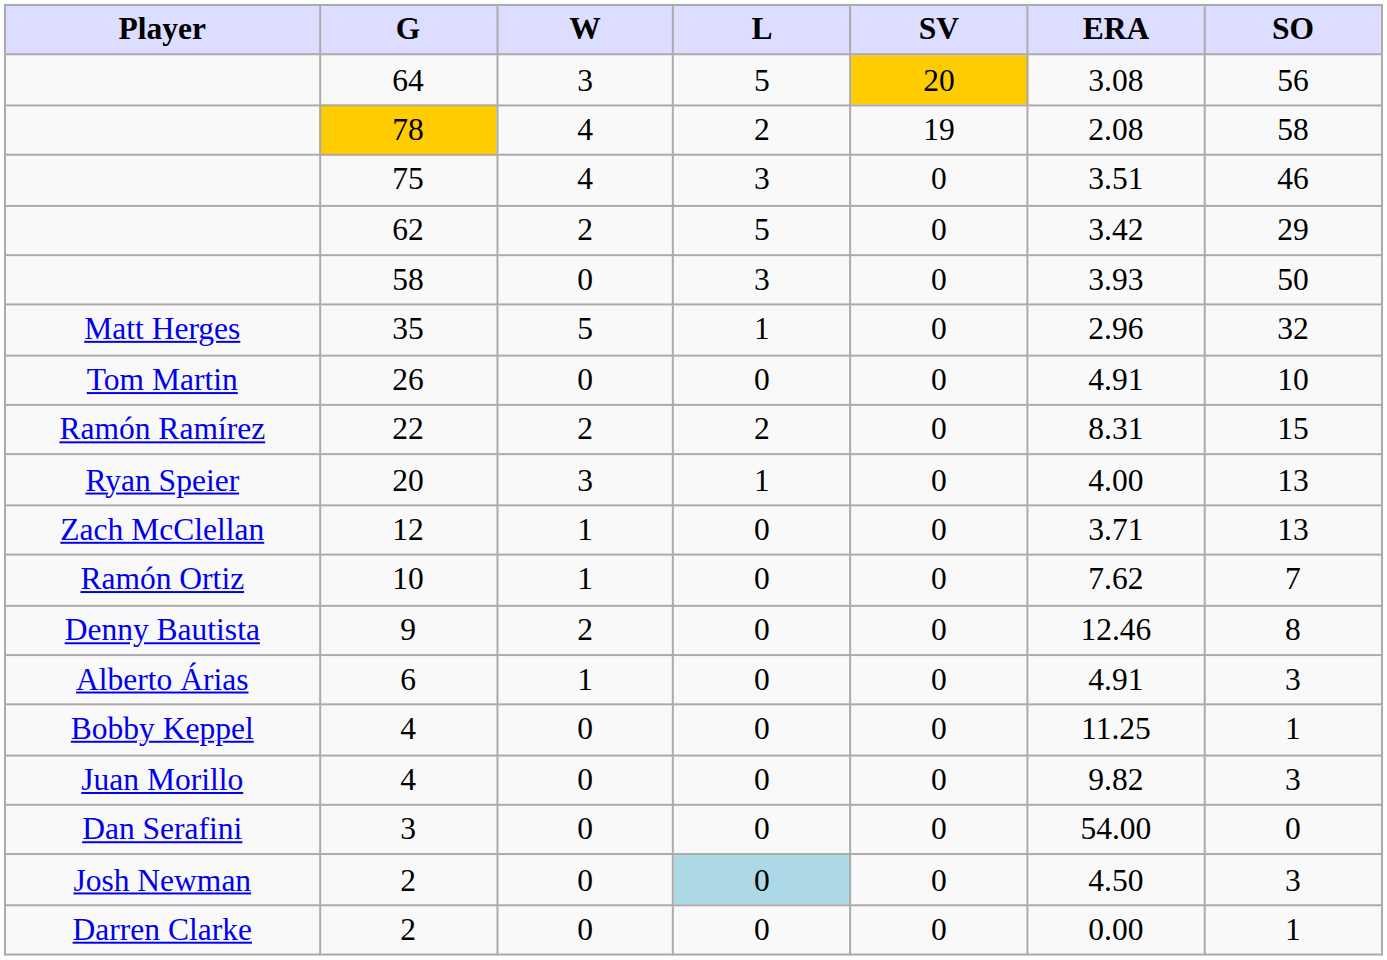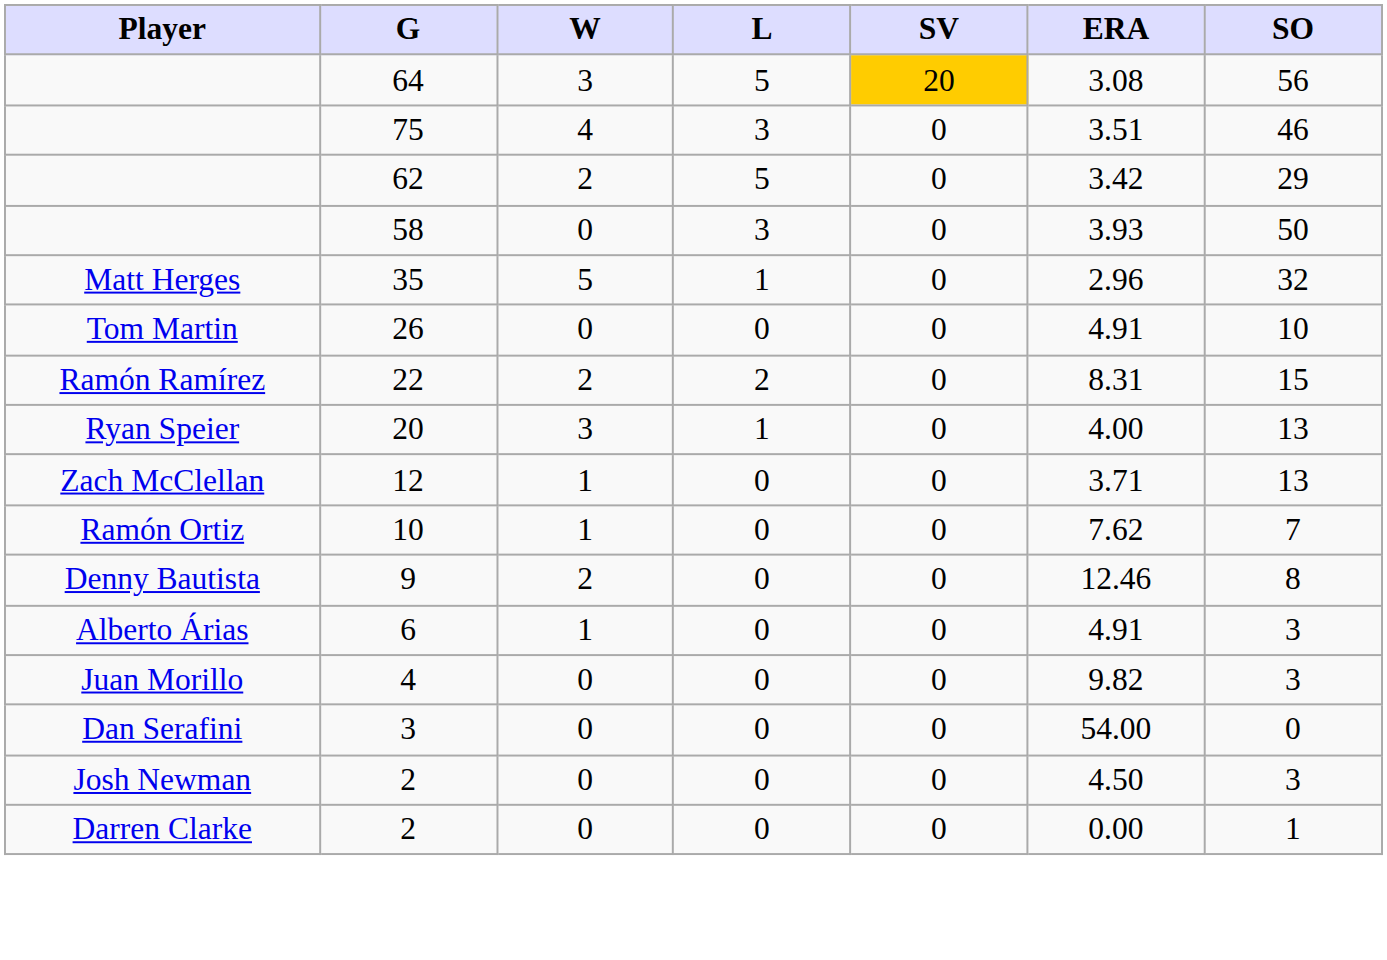- row: (162, 130)
- row: (162, 729)
(762, 879) lightblue background -> (762, 779) no background
